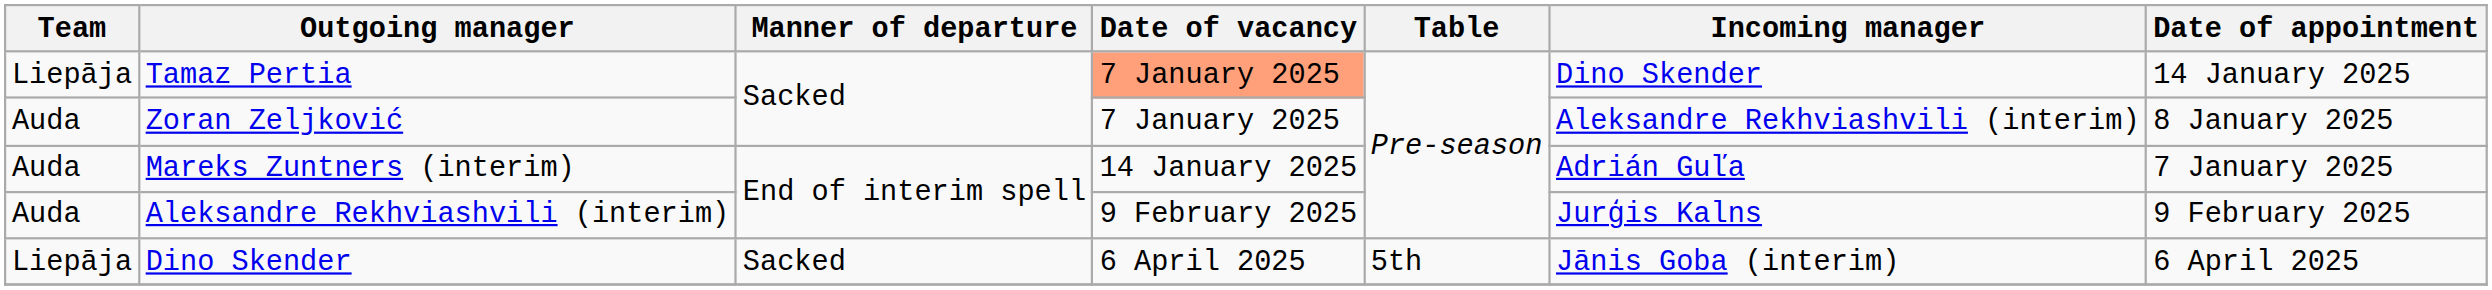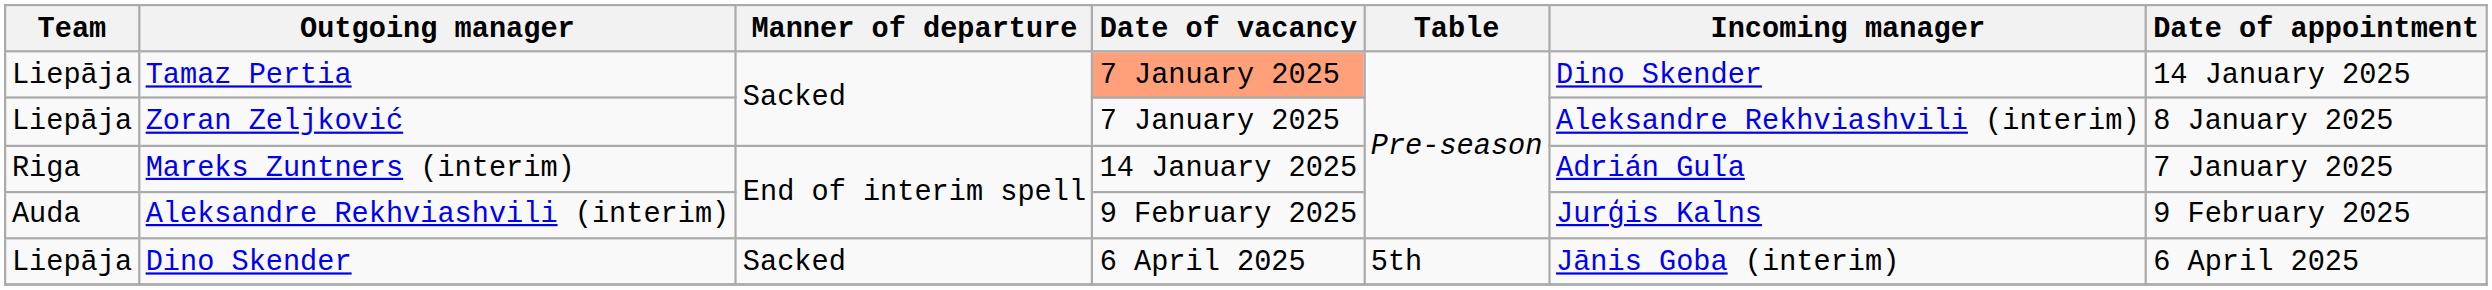(46, 122) Auda -> (72, 122) Liepāja
(46, 168) Auda -> (46, 168) Riga
